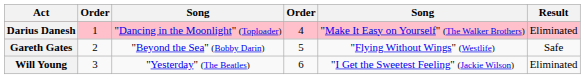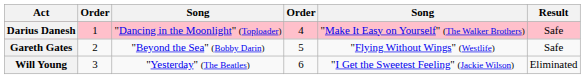(554, 30) Eliminated -> (554, 30) Safe
